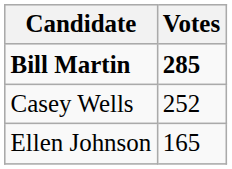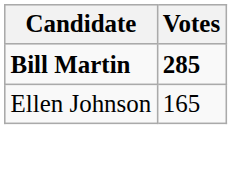- row: (72, 103)
